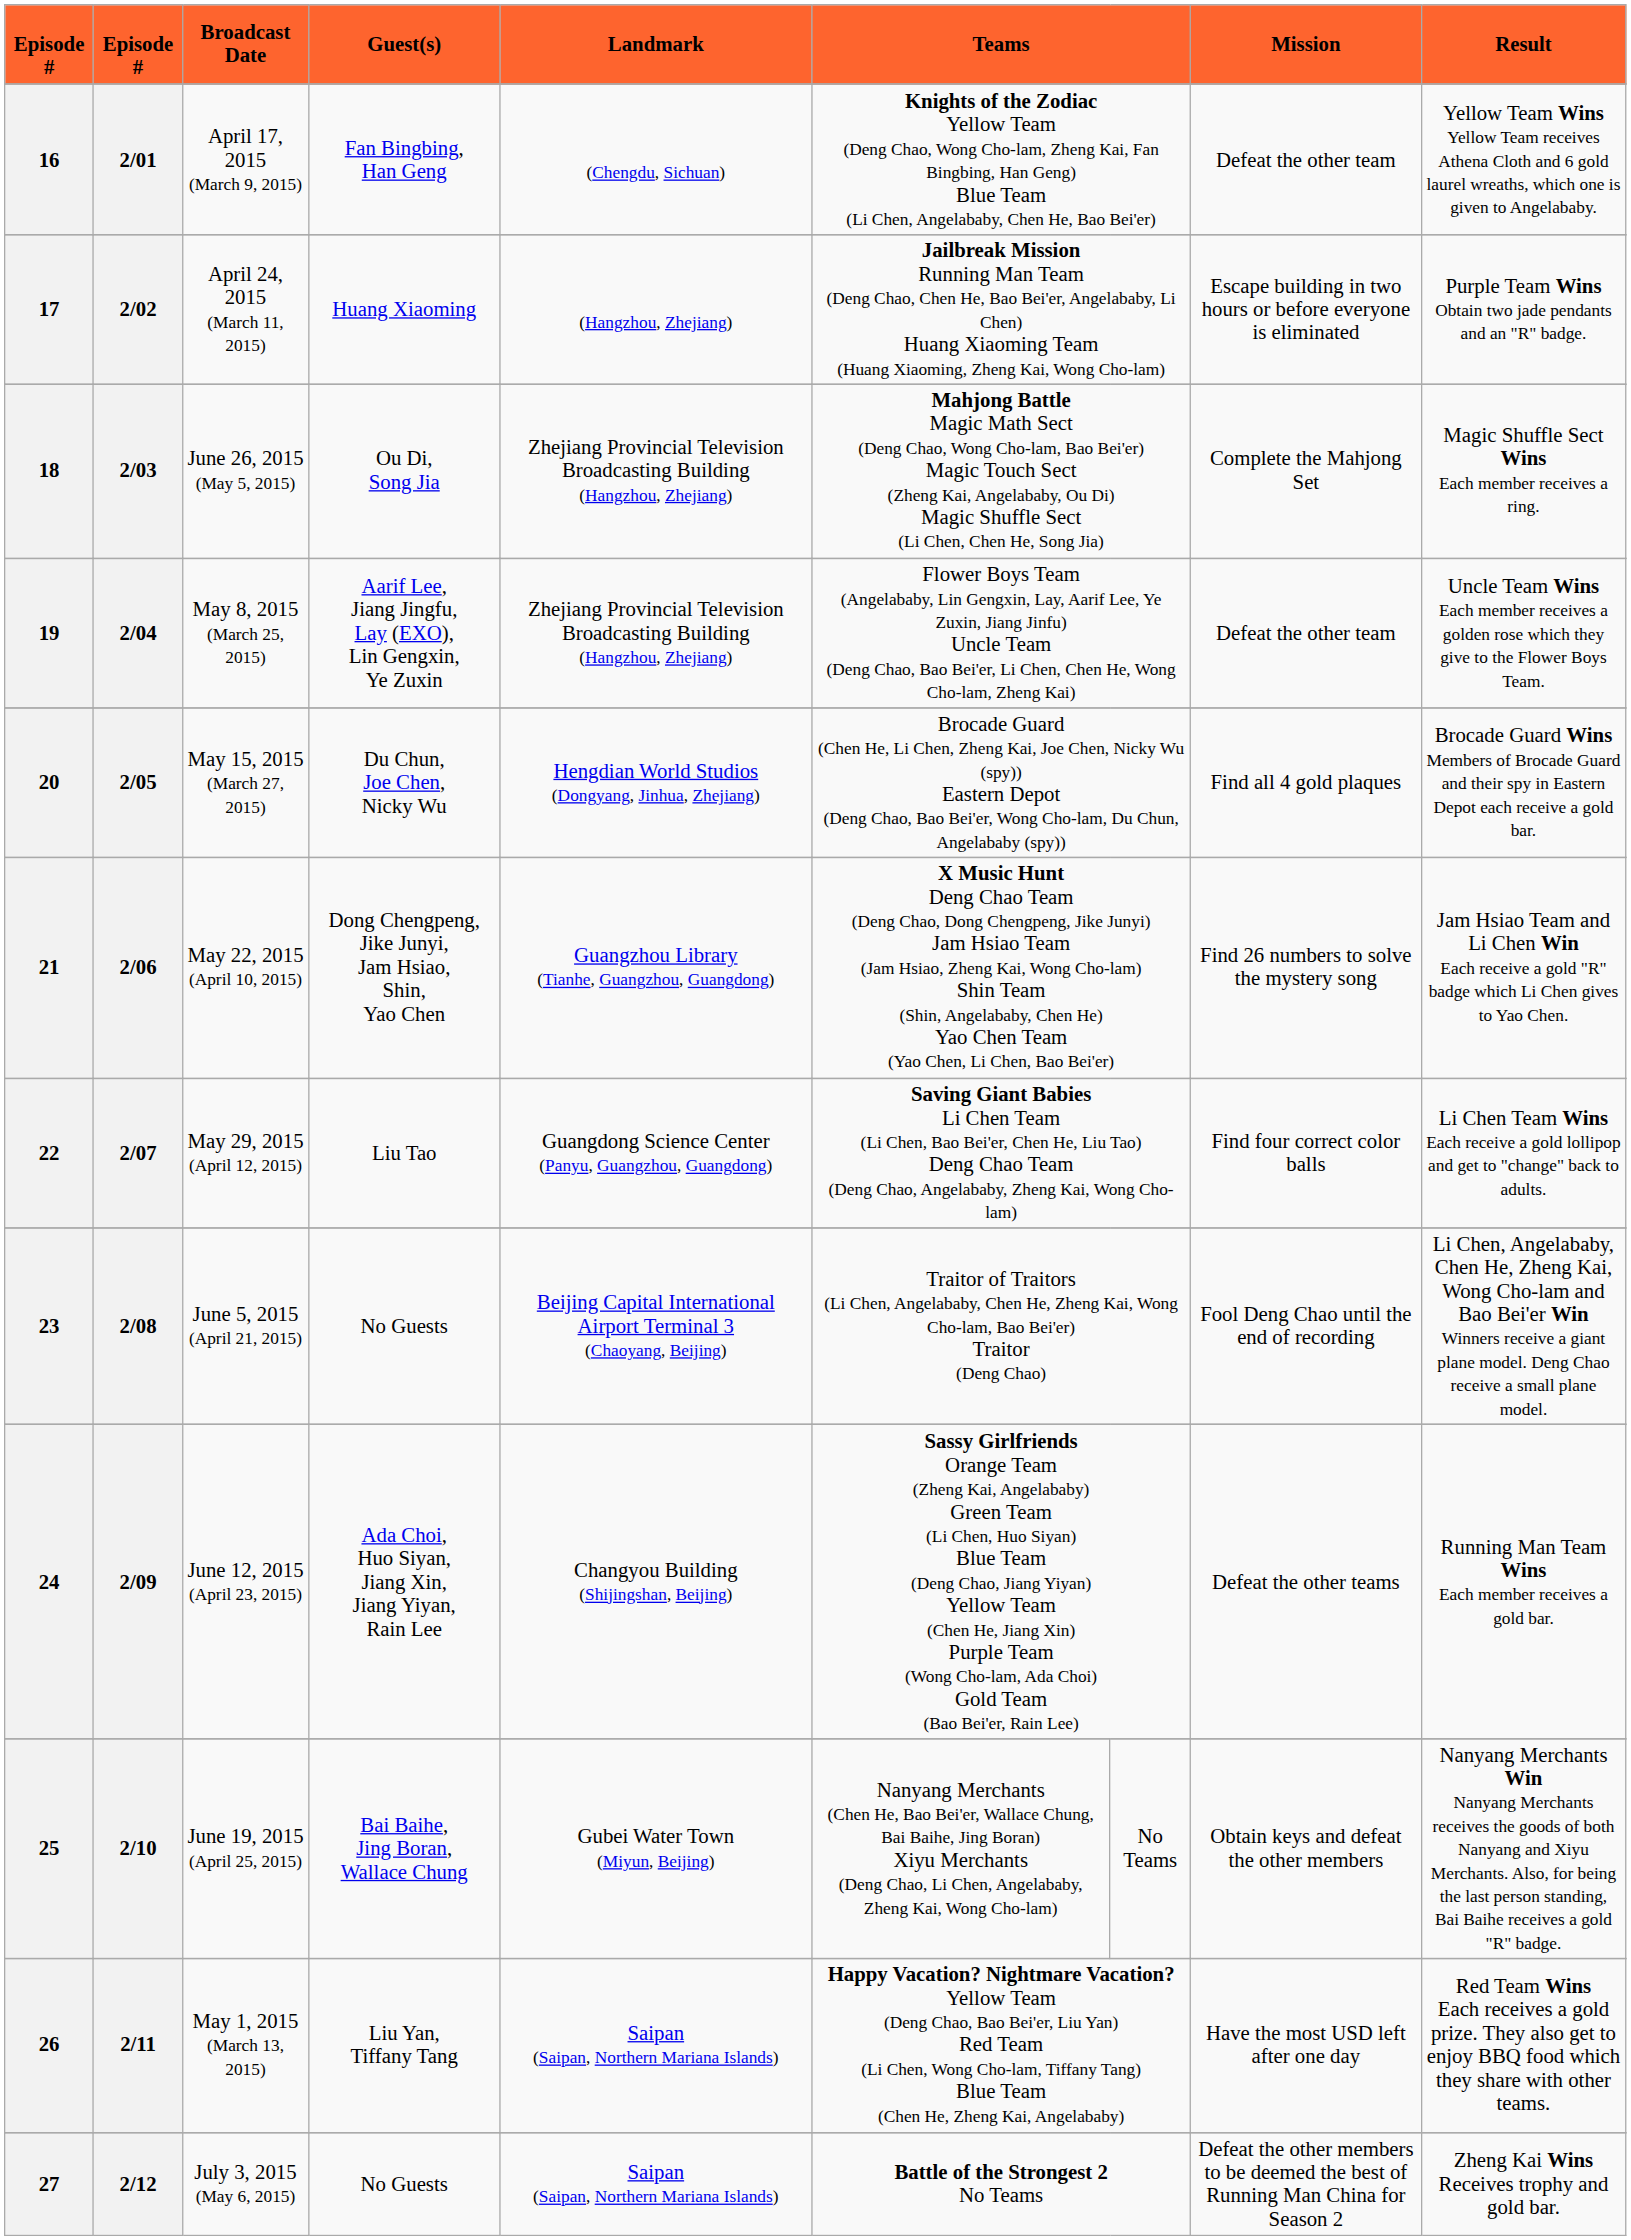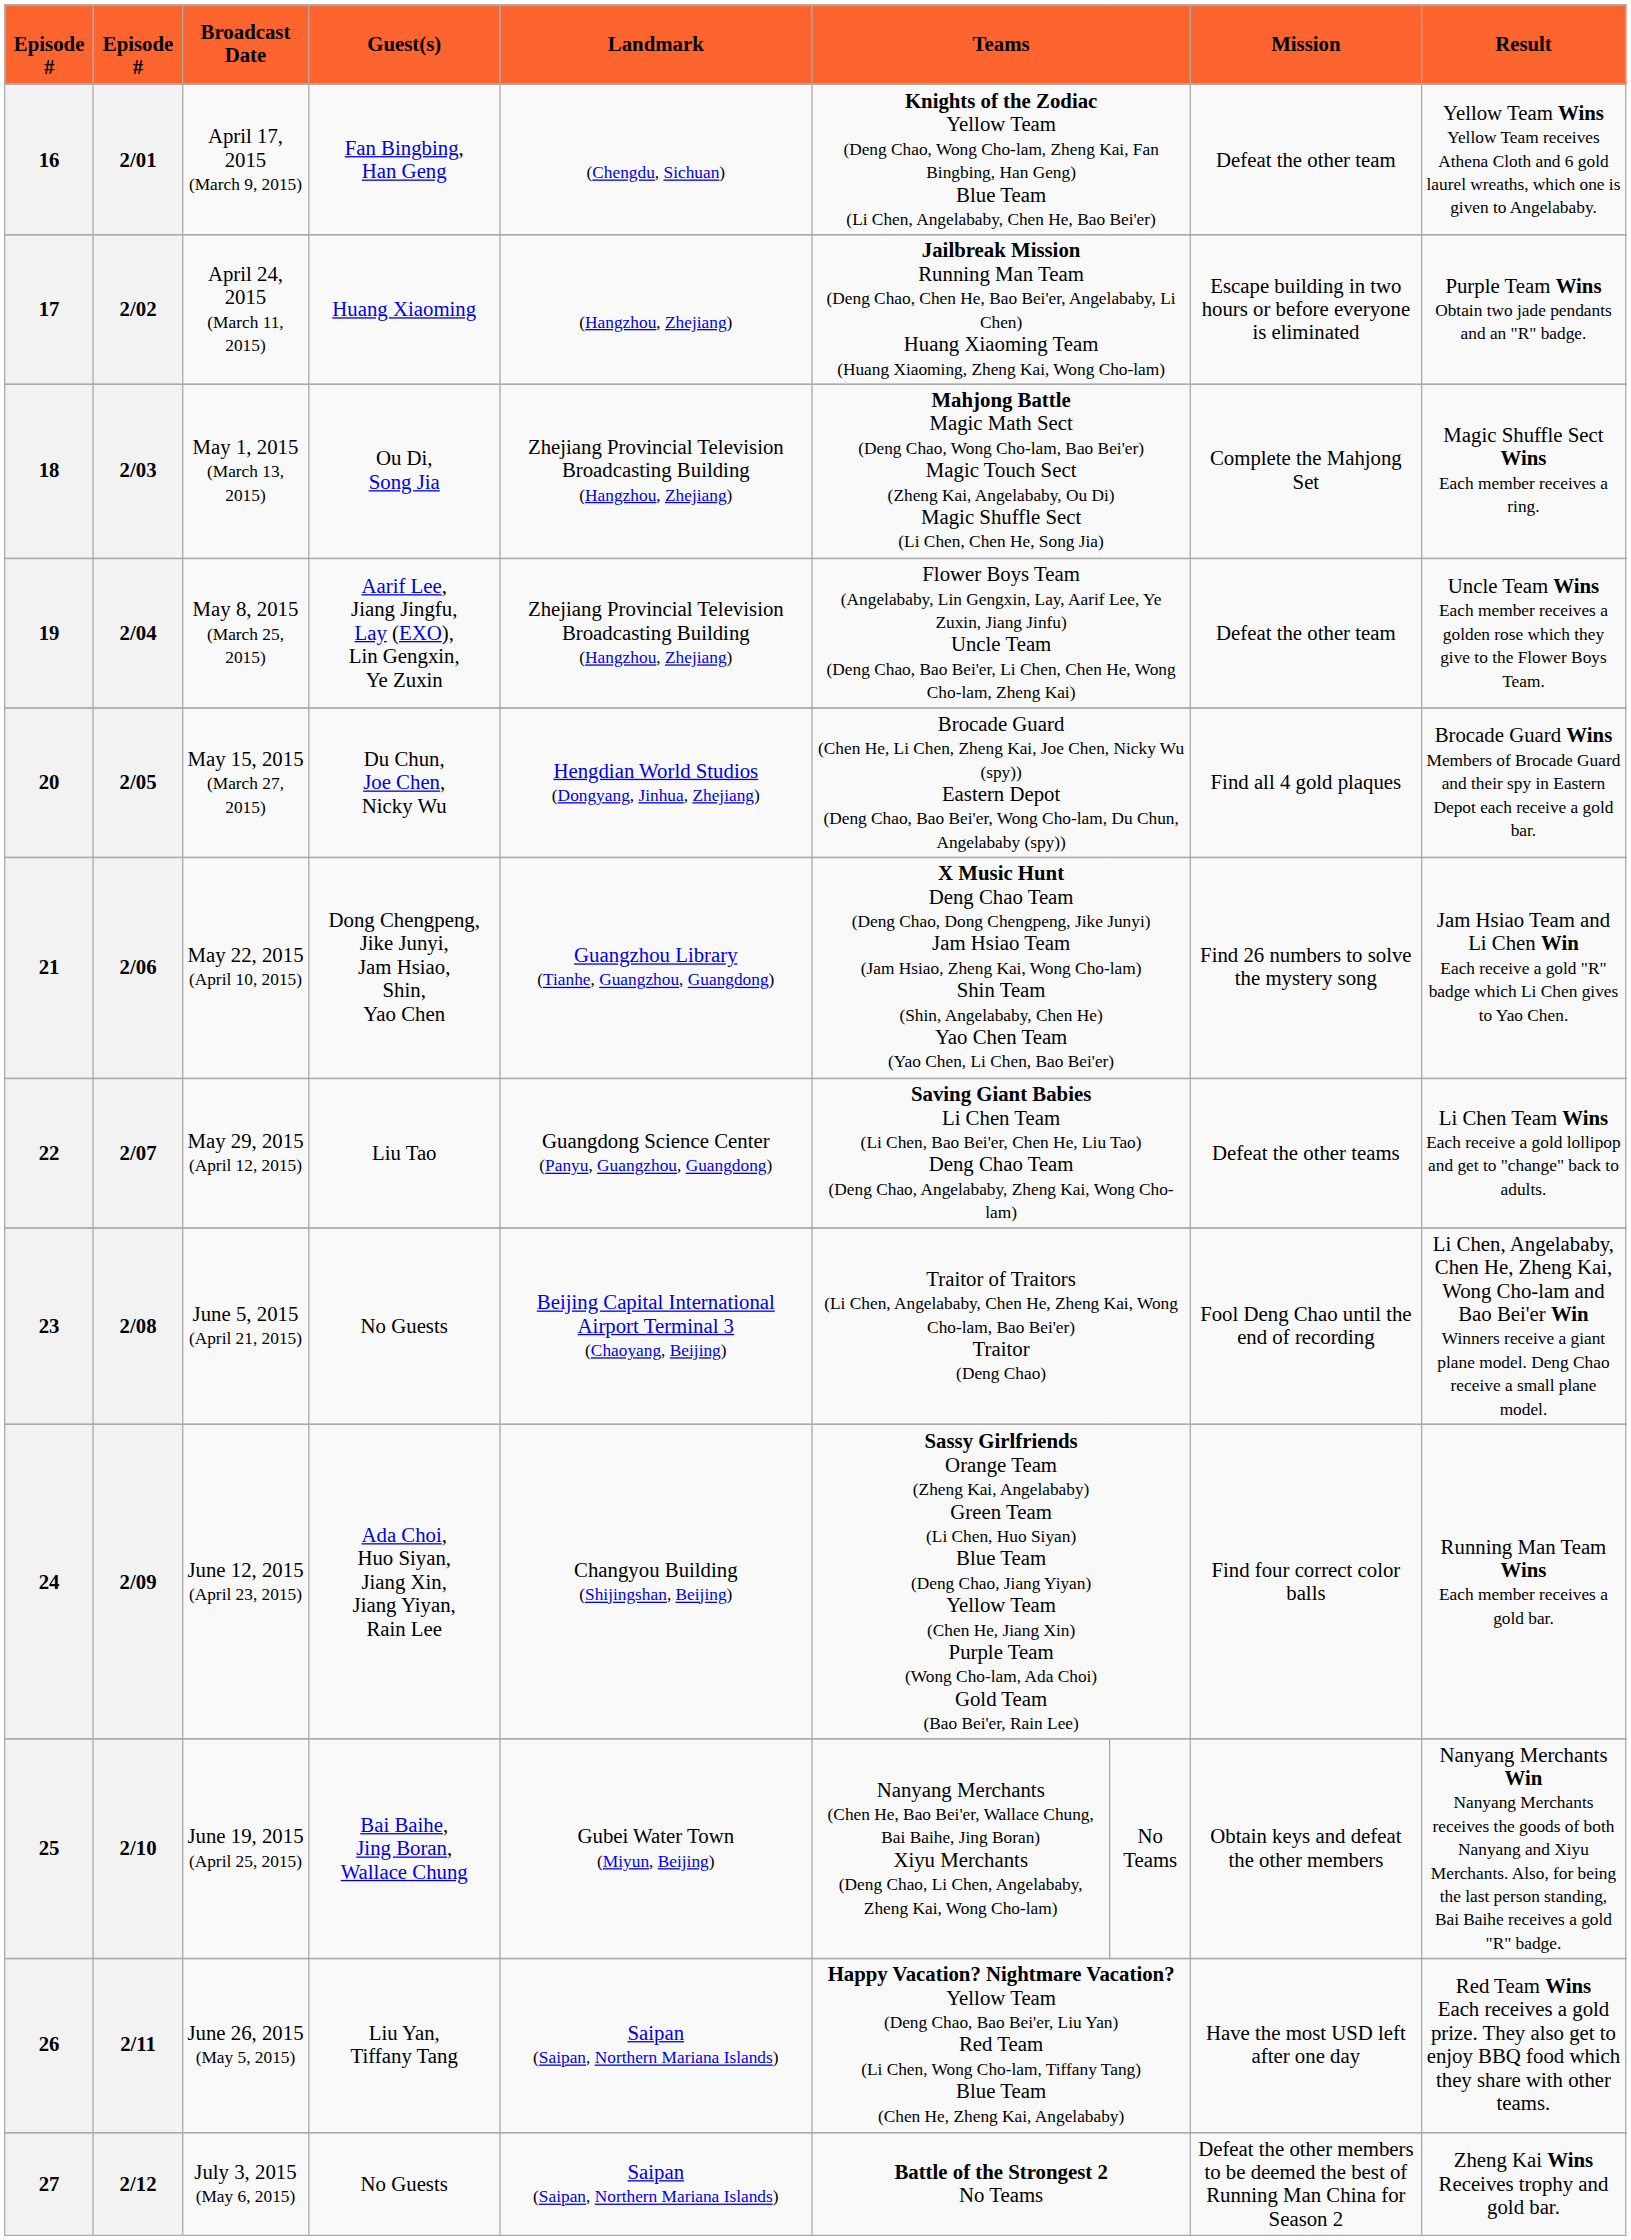(245, 470) June 26, 2015 (May 5, 2015) -> (245, 470) May 1, 2015 (March 13, 2015)
(1306, 1152) Find four correct color balls -> (1306, 1152) Defeat the other teams
(1306, 1581) Defeat the other teams -> (1306, 1581) Find four correct color balls
(245, 2045) May 1, 2015 (March 13, 2015) -> (245, 2045) June 26, 2015 (May 5, 2015)
